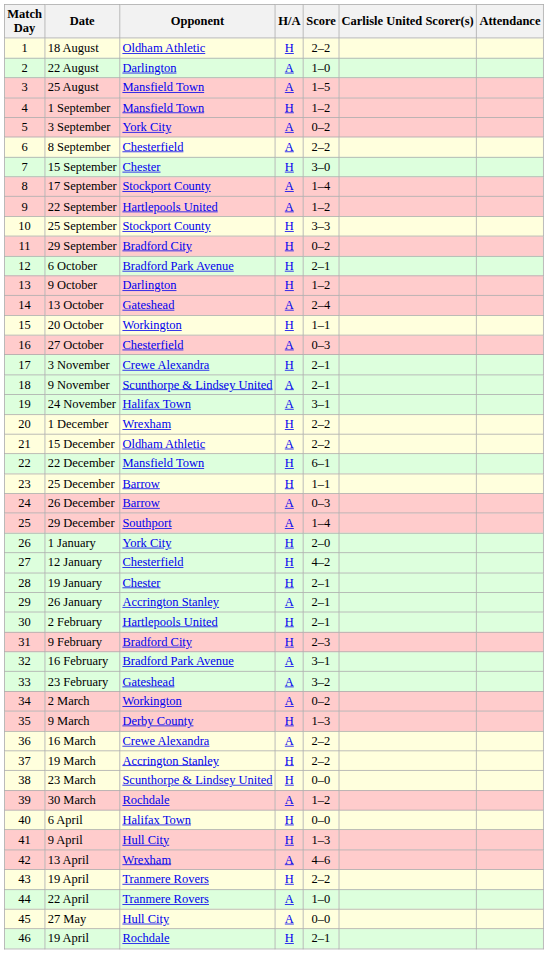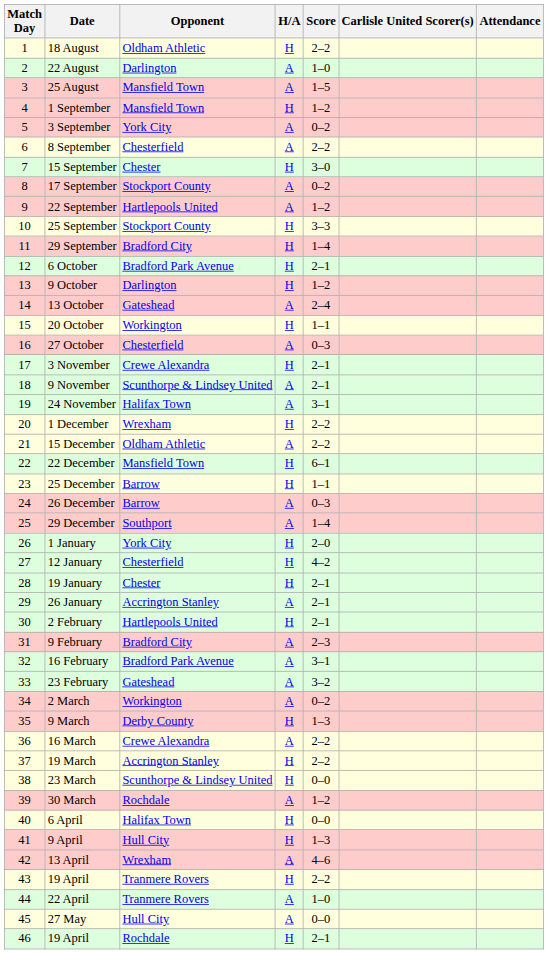(321, 186) 1–4 -> (321, 186) 0–2
(321, 246) 0–2 -> (321, 246) 1–4
(289, 642) H -> (289, 642) A
